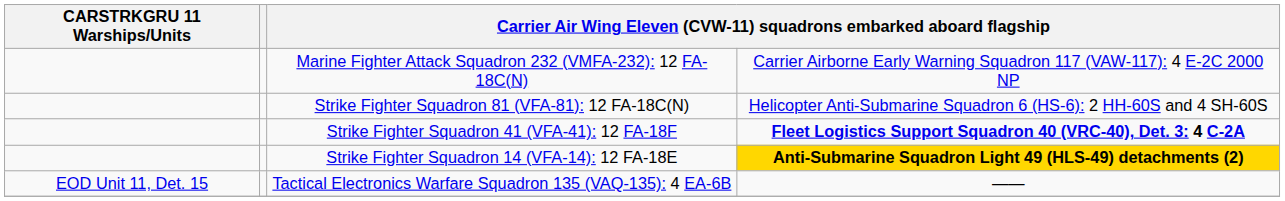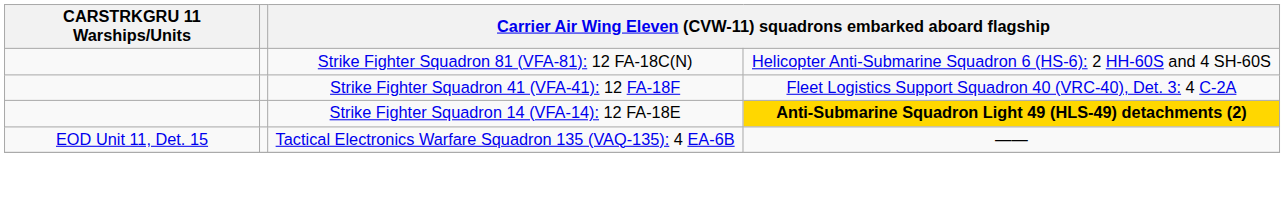- row: (502, 70)
(1008, 131) bold -> (1011, 87) normal
